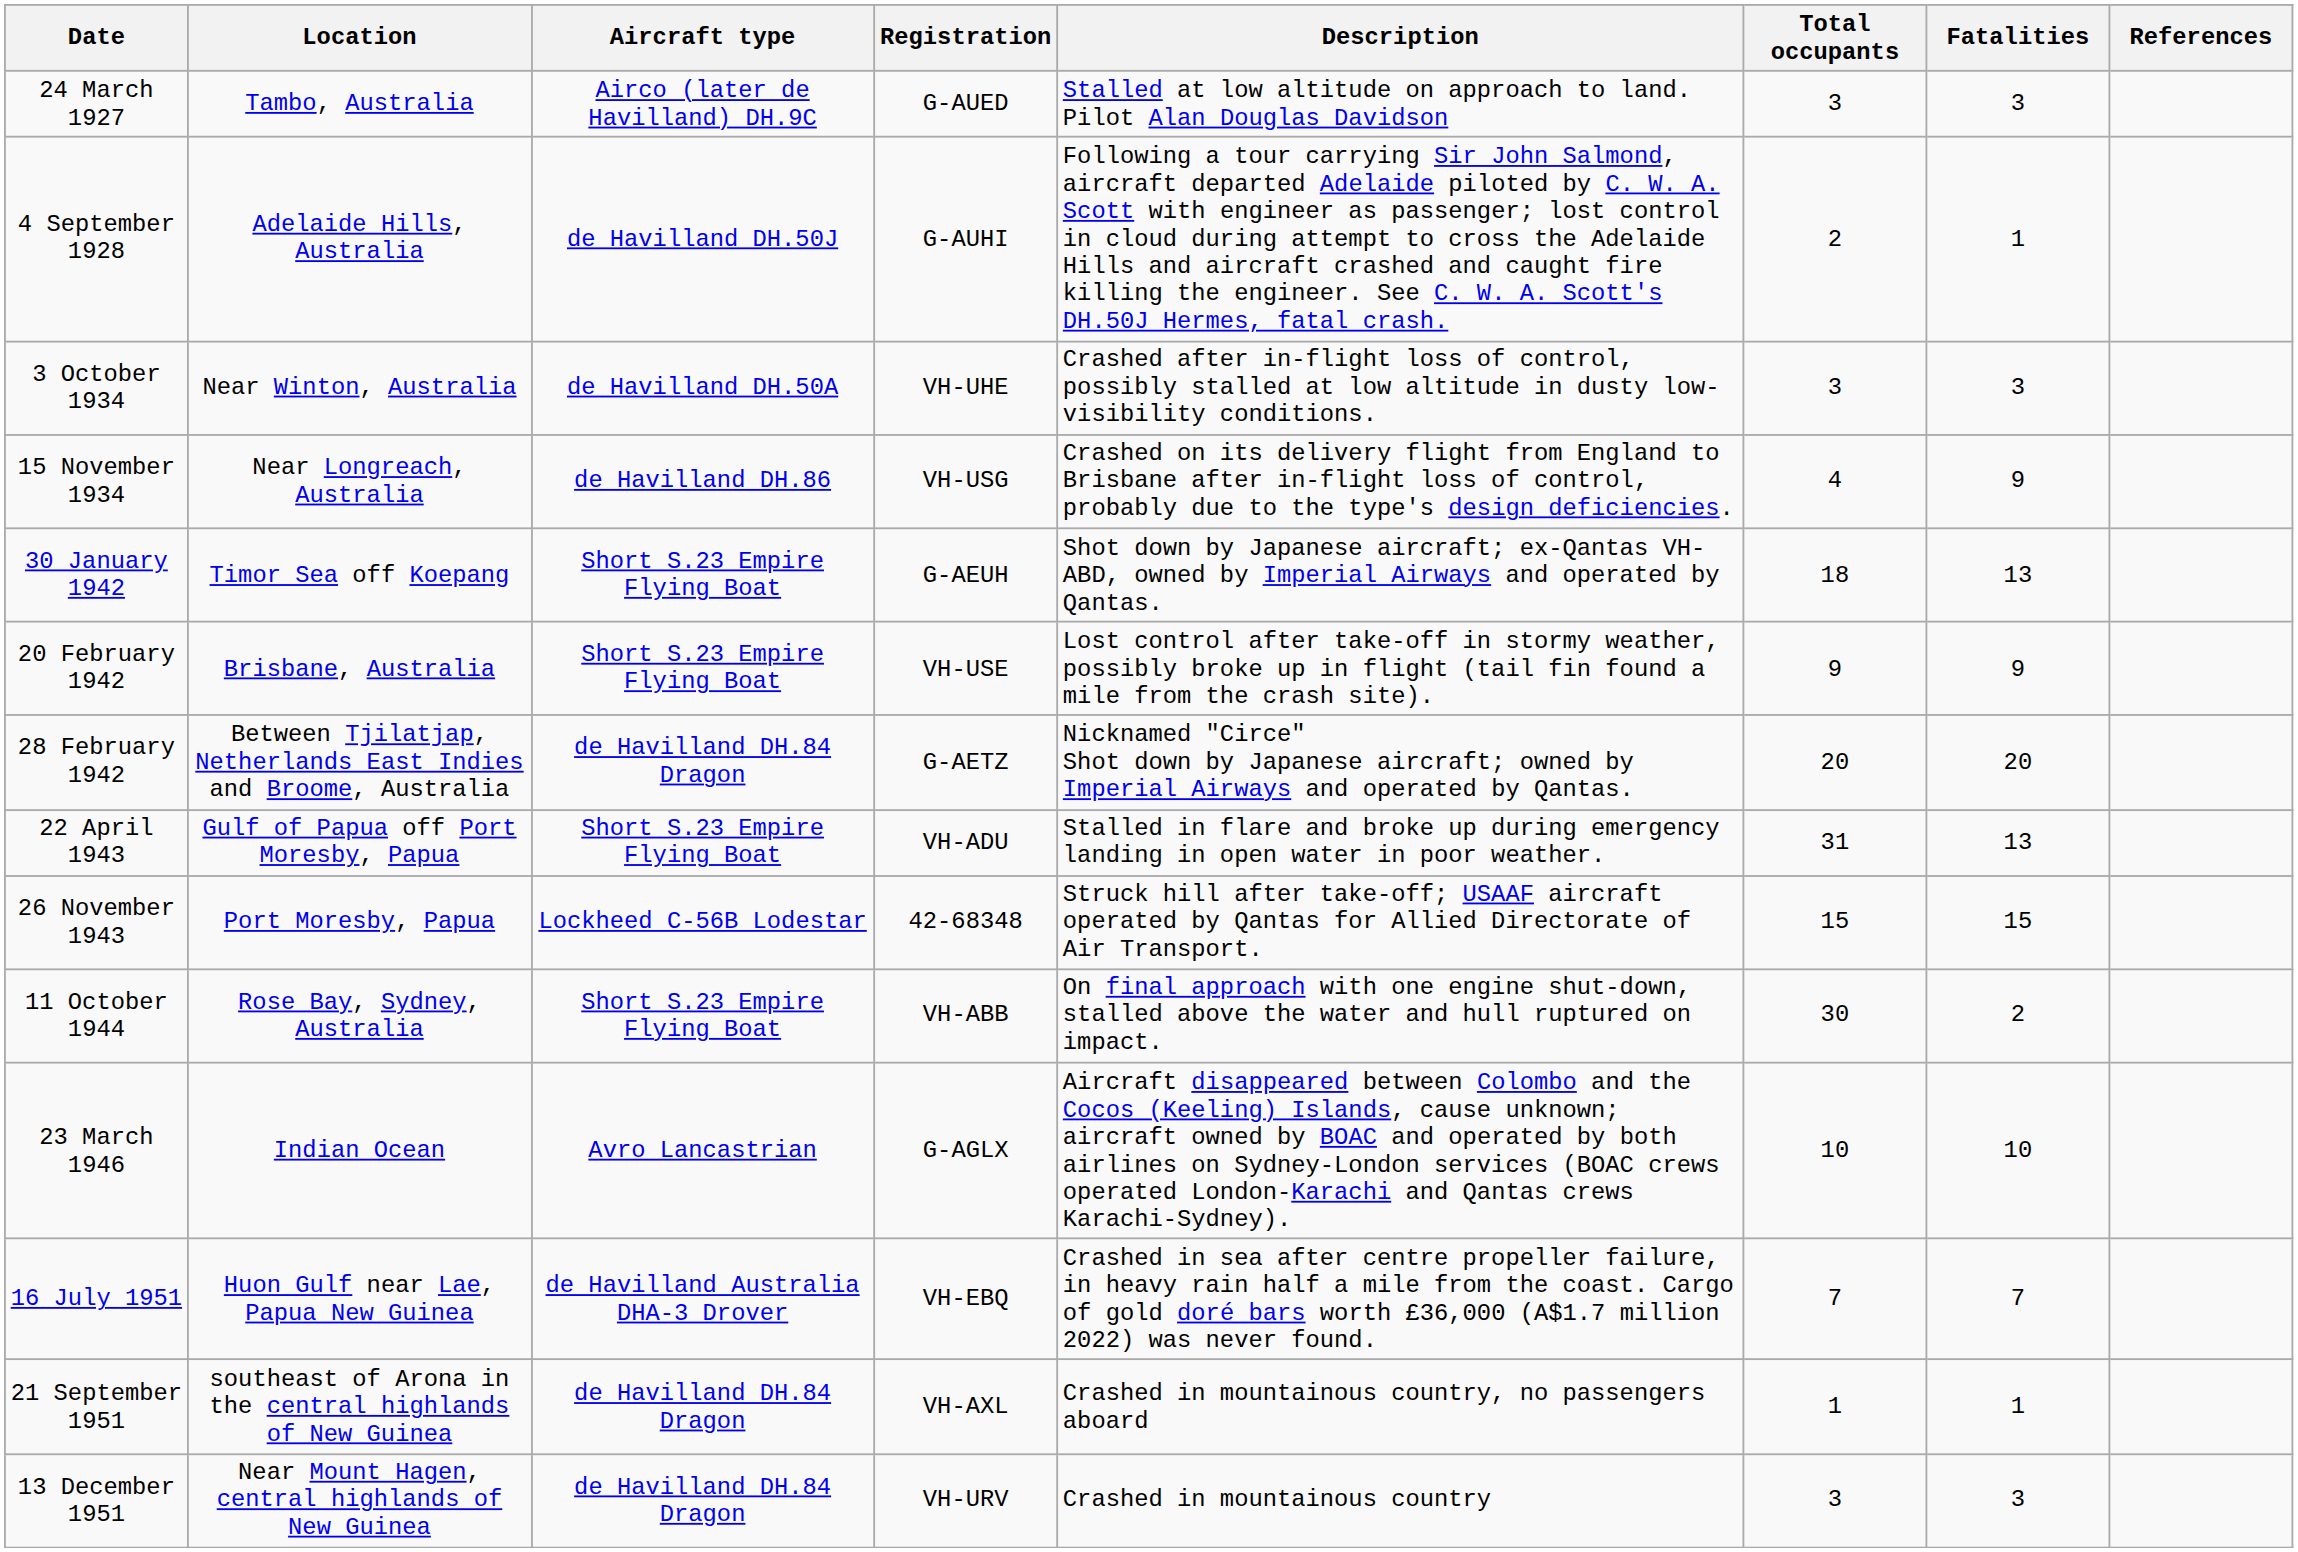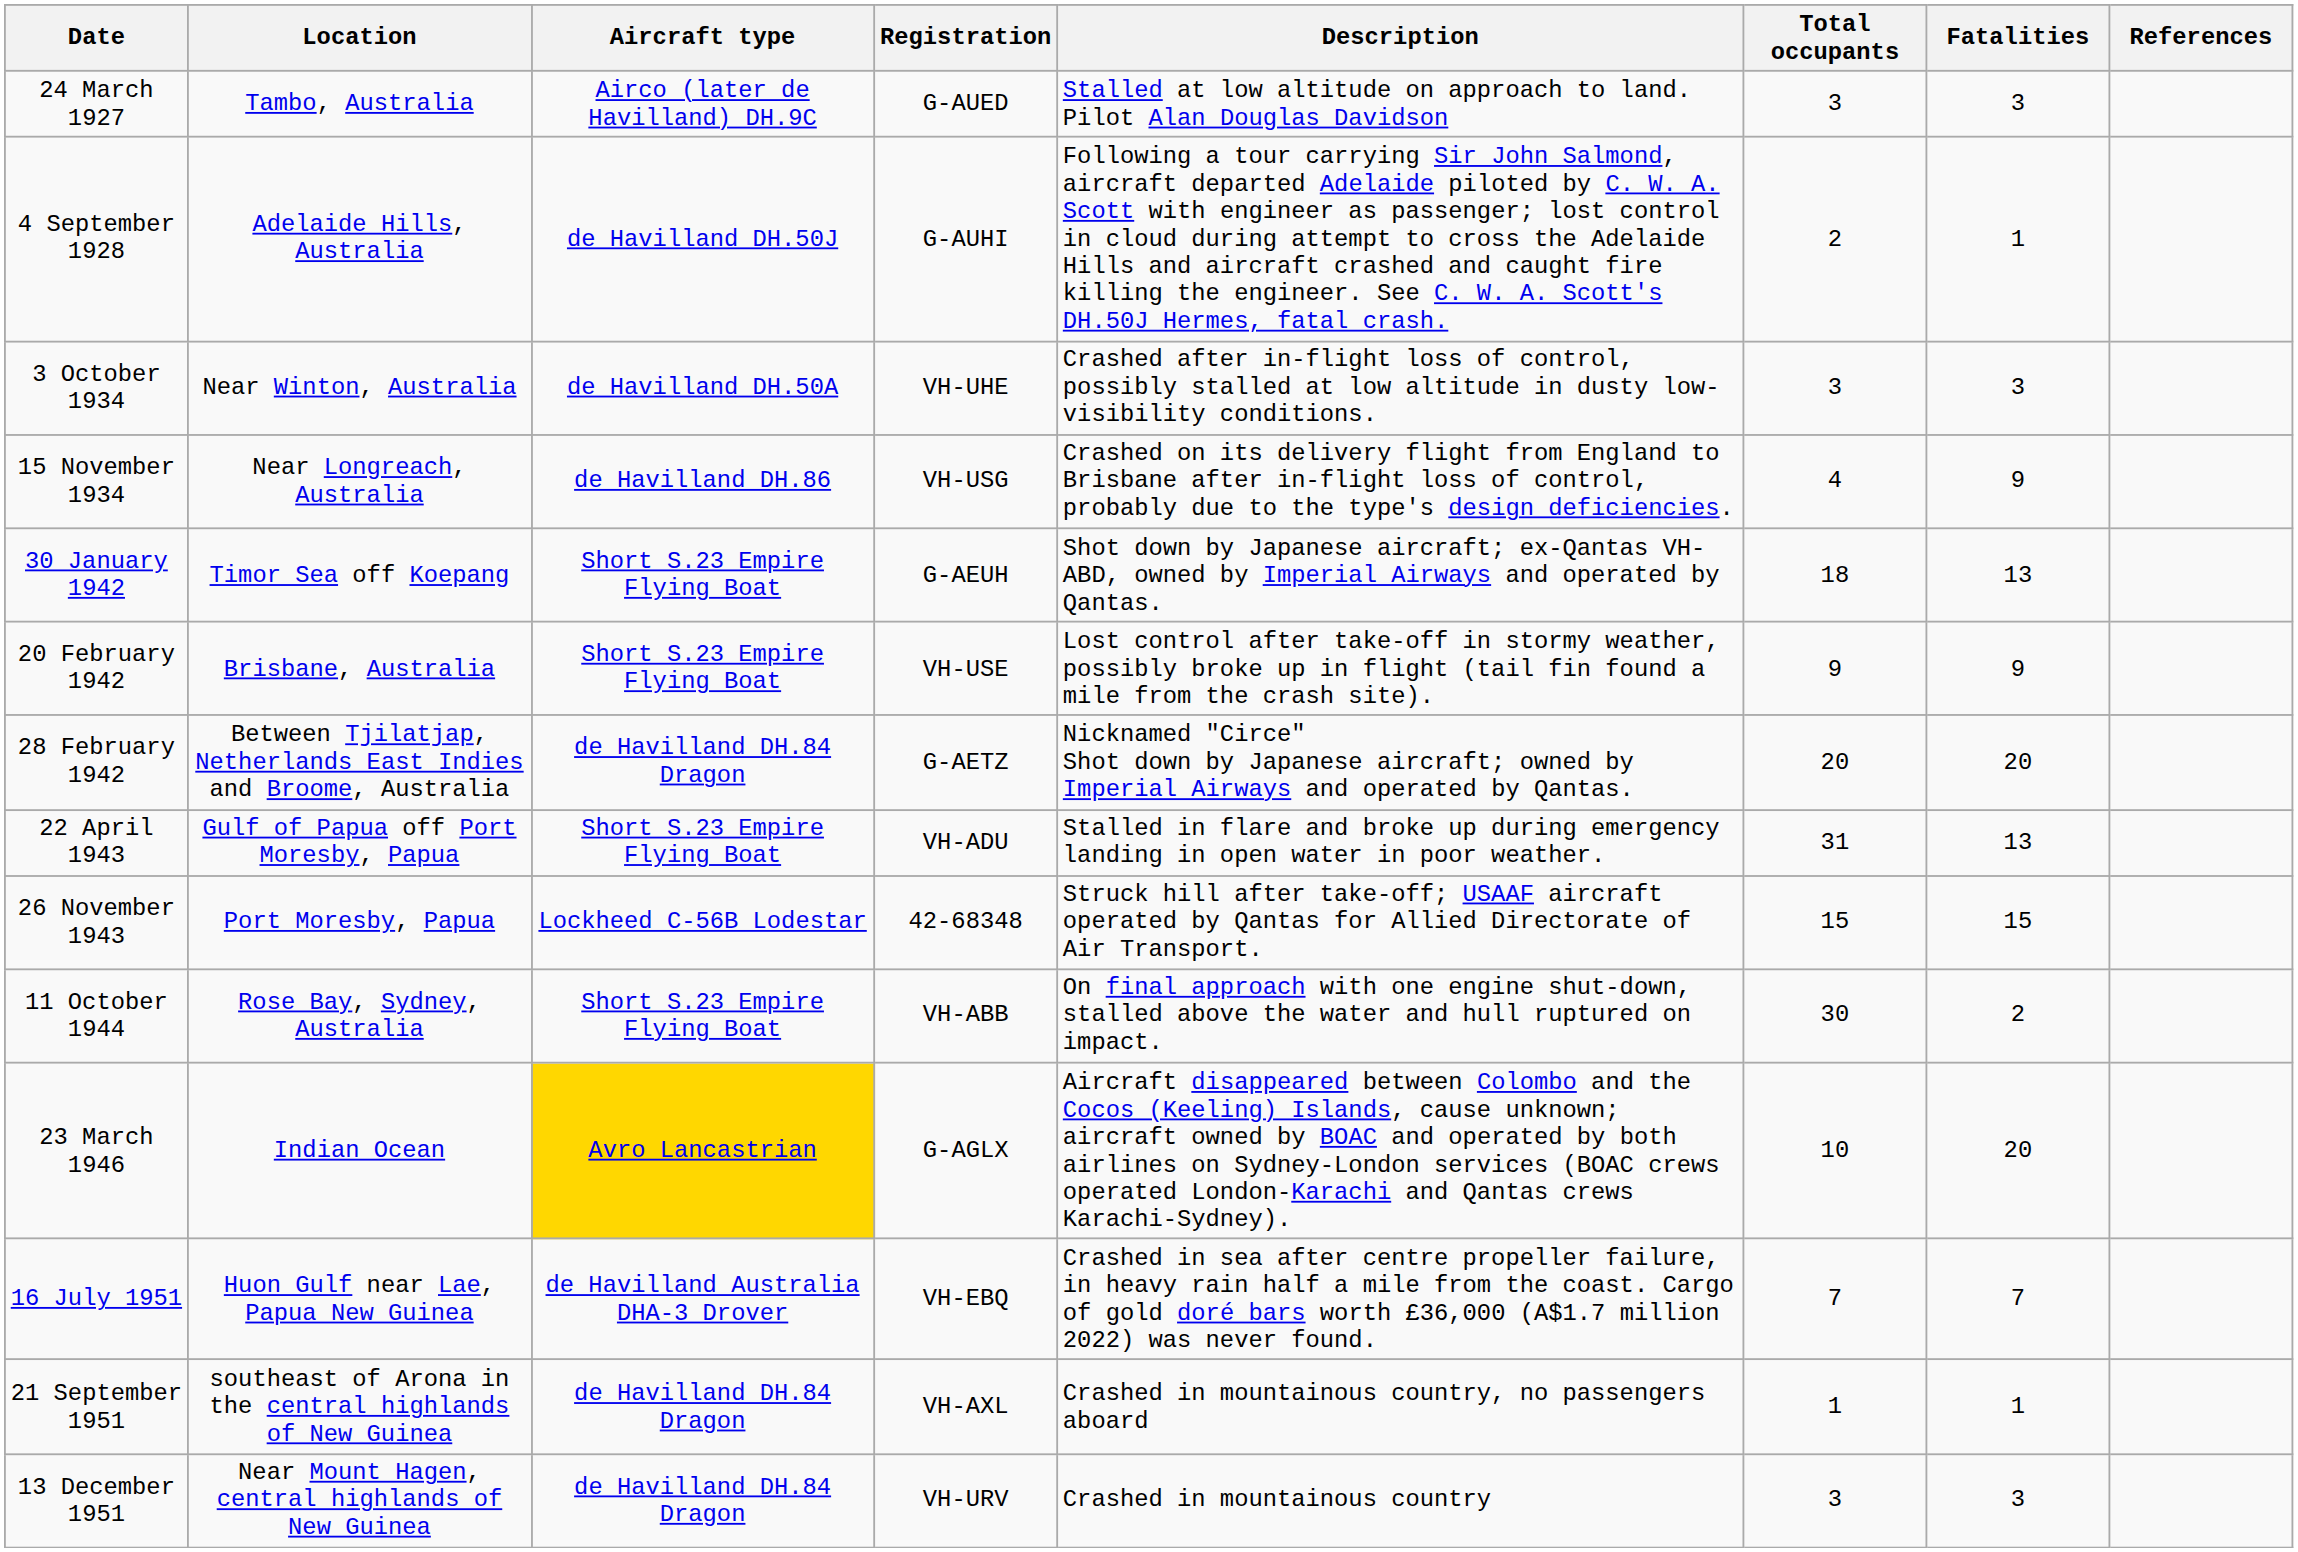(703, 1151) no background -> (703, 1151) gold background
(2018, 1151) 10 -> (2018, 1151) 20
